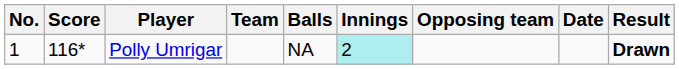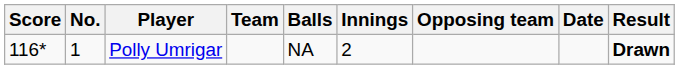columns swapped: (24, 20) <-> (74, 20)
(347, 50) paleturquoise background -> (347, 50) no background
